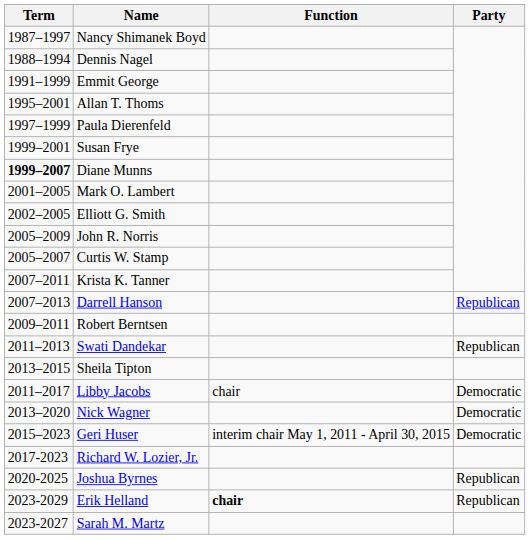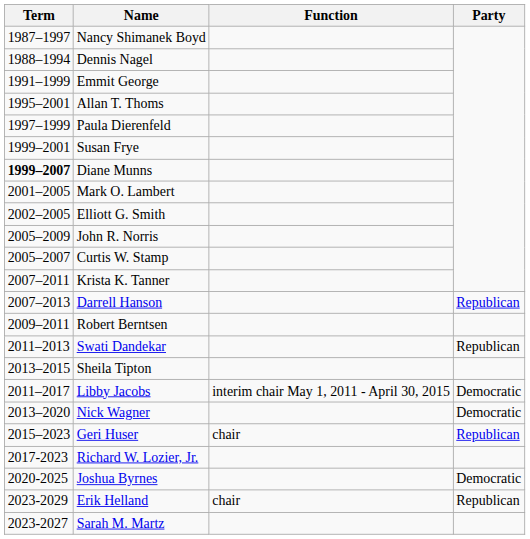(226, 390) chair -> (331, 390) interim chair May 1, 2011 - April 30, 2015
(331, 434) interim chair May 1, 2011 - April 30, 2015 -> (226, 434) chair
(489, 434) Democratic -> (488, 434) Republican
(488, 479) Republican -> (489, 479) Democratic
(228, 501) bold -> (226, 501) normal
